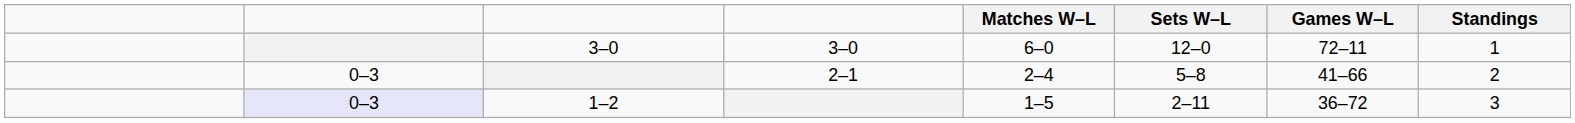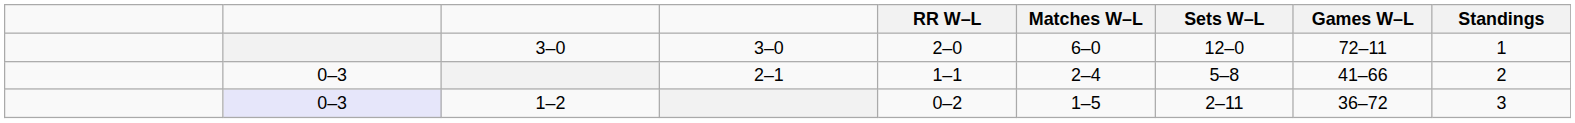+ column: (947, 19)
